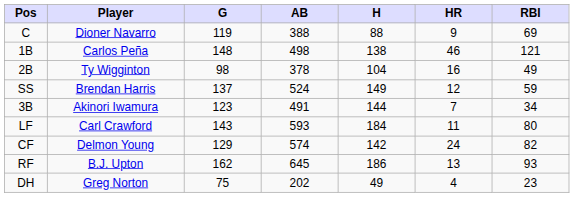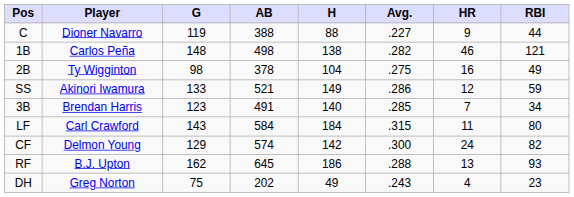+ column: (400, 13)
(530, 32) 69 -> (535, 32) 44
(116, 88) Brendan Harris -> (102, 88) Akinori Iwamura
(223, 88) 137 -> (196, 88) 133
(299, 88) 524 -> (264, 88) 521
(116, 107) Akinori Iwamura -> (102, 107) Brendan Harris
(376, 107) 144 -> (332, 107) 140
(299, 126) 593 -> (264, 126) 584
